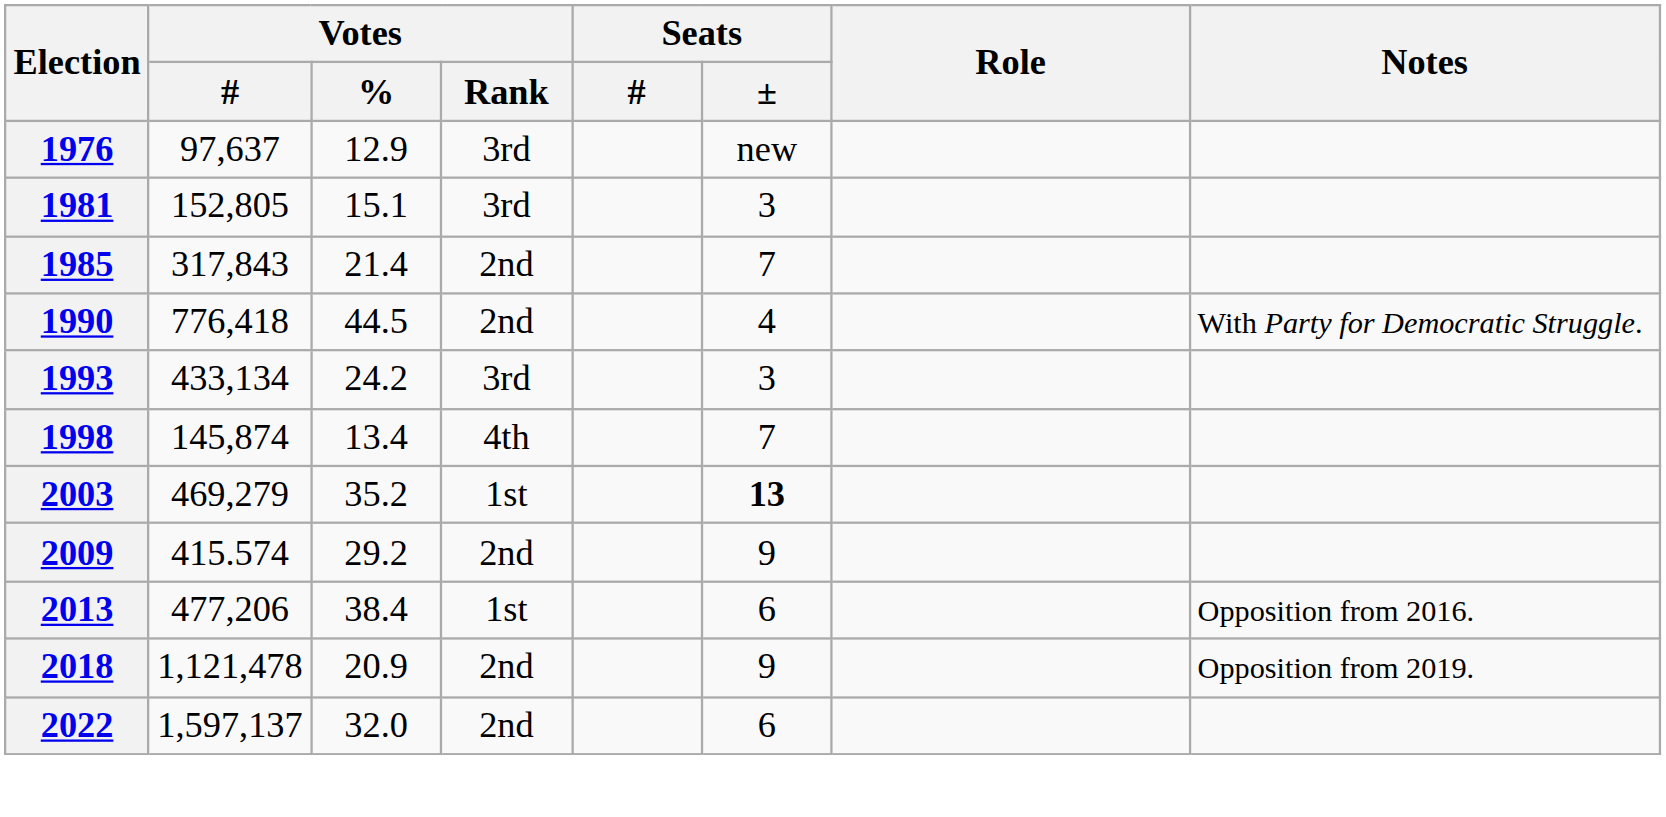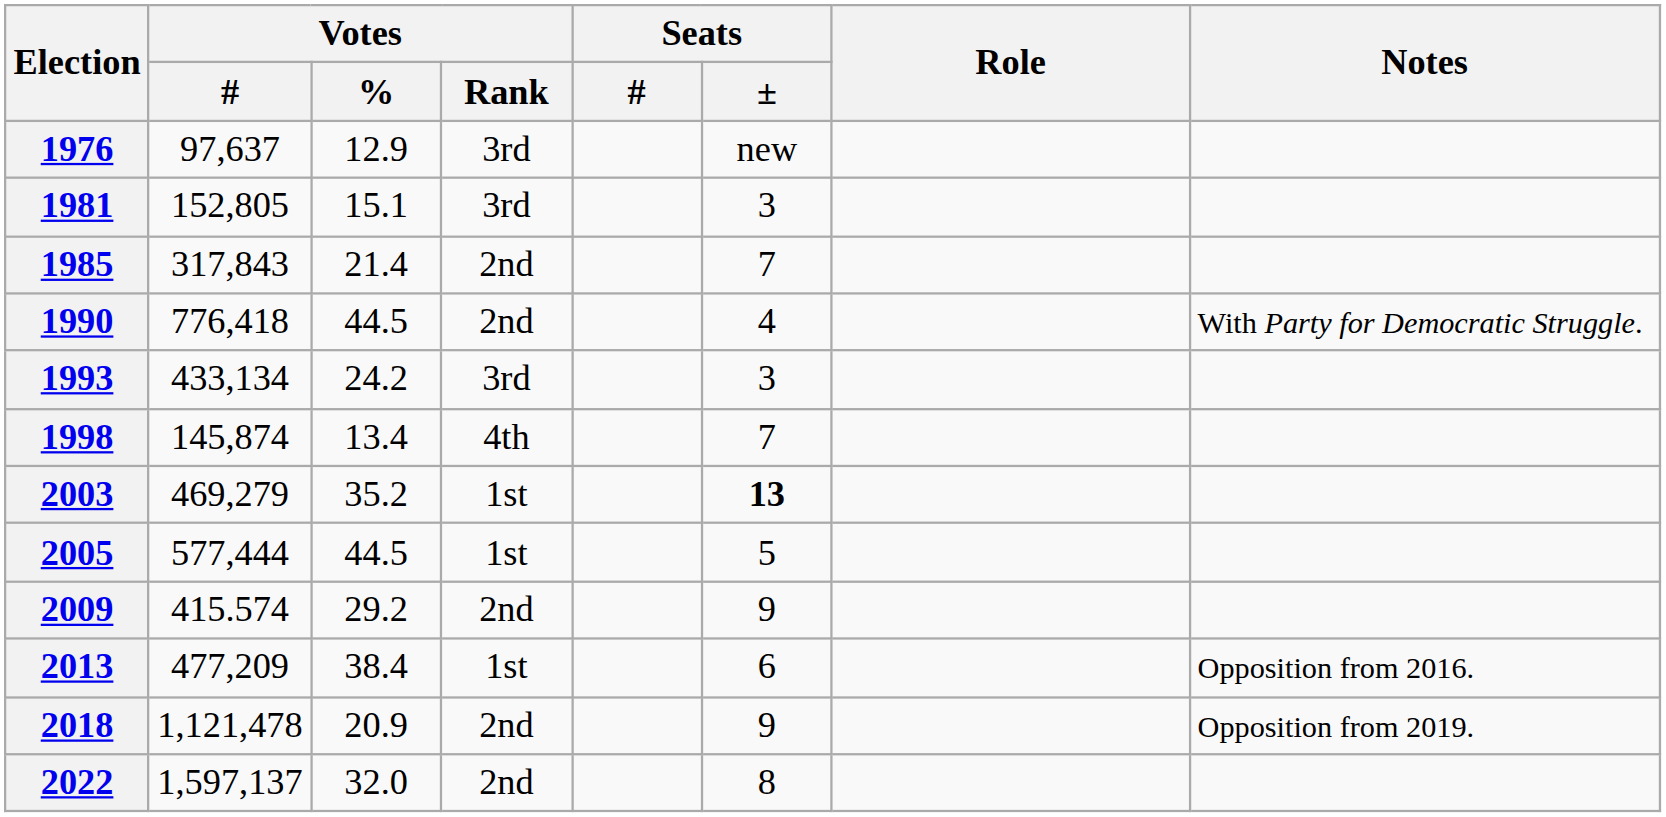+ row: (77, 551)
(230, 609) 477,206 -> (230, 666) 477,209
(767, 724) 6 -> (767, 782) 8
